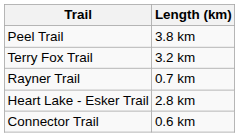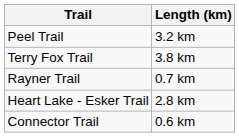(175, 36) 3.8 km -> (175, 36) 3.2 km
(175, 57) 3.2 km -> (175, 57) 3.8 km
